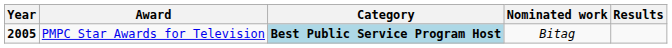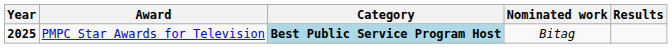(22, 34) 2005 -> (22, 34) 2025
